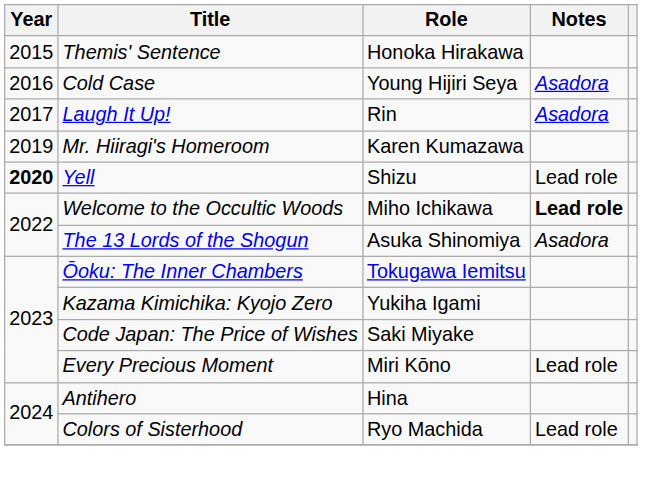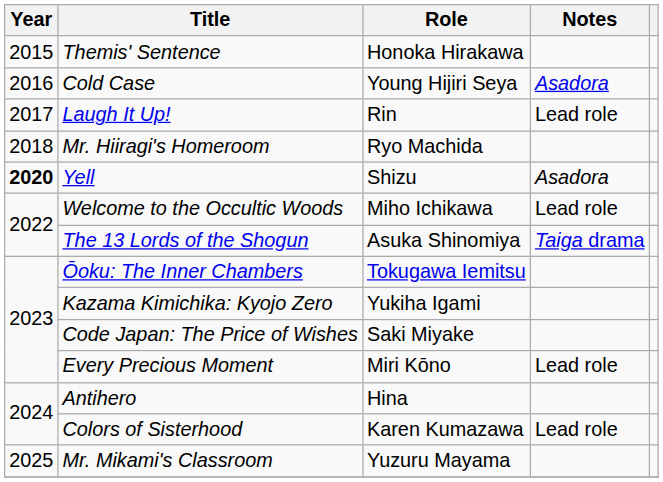(572, 114) Asadora -> (576, 114) Lead role
(31, 146) 2019 -> (31, 146) 2018
(445, 146) Karen Kumazawa -> (425, 146) Ryo Machida
(576, 177) Lead role -> (572, 177) Asadora
(579, 209) bold -> (576, 209) normal
(572, 240) Asadora -> (590, 240) Taiga drama
(425, 429) Ryo Machida -> (445, 429) Karen Kumazawa
+ row: (168, 460)
